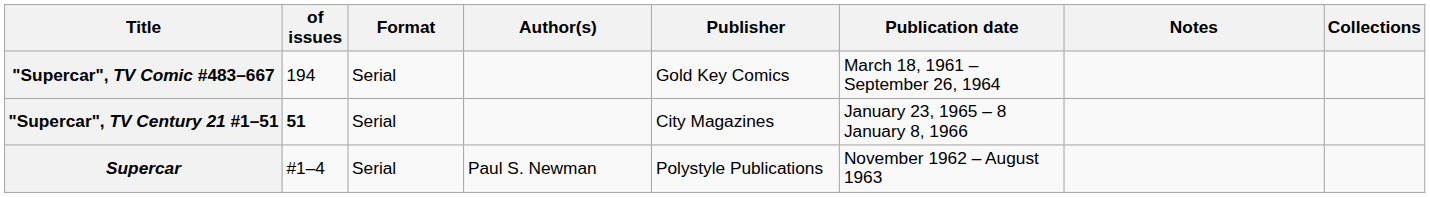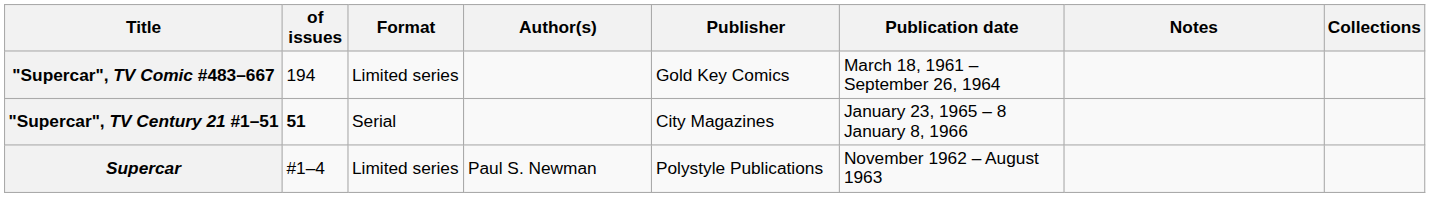(374, 74) Serial -> (405, 74) Limited series
(374, 168) Serial -> (405, 168) Limited series
